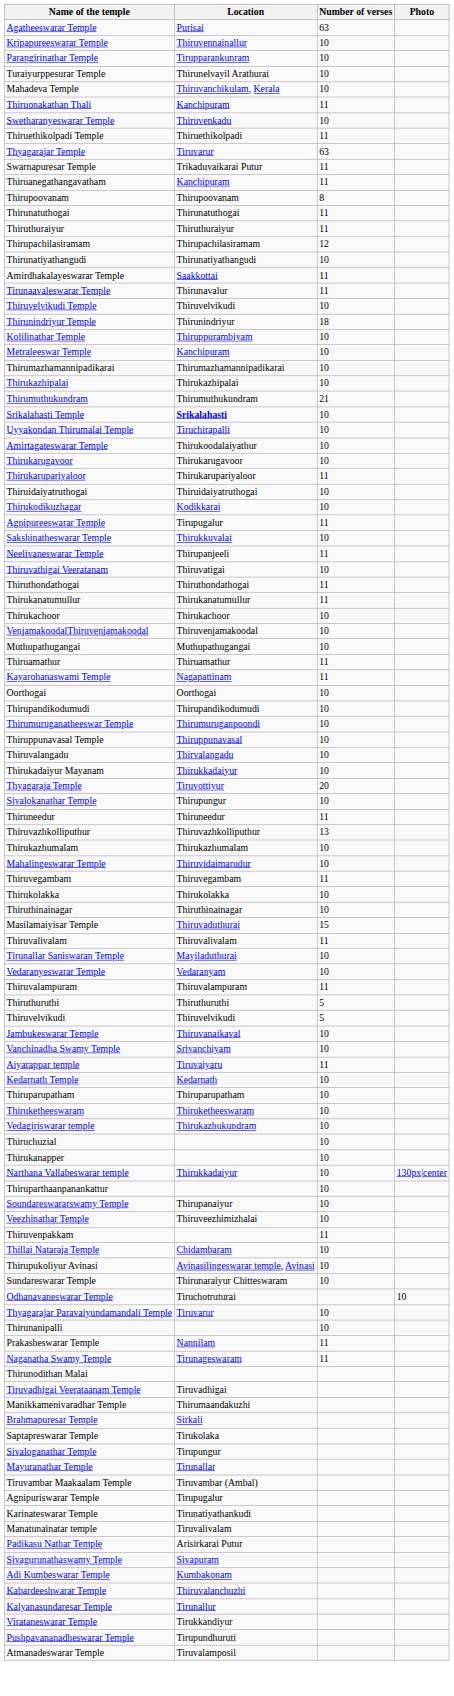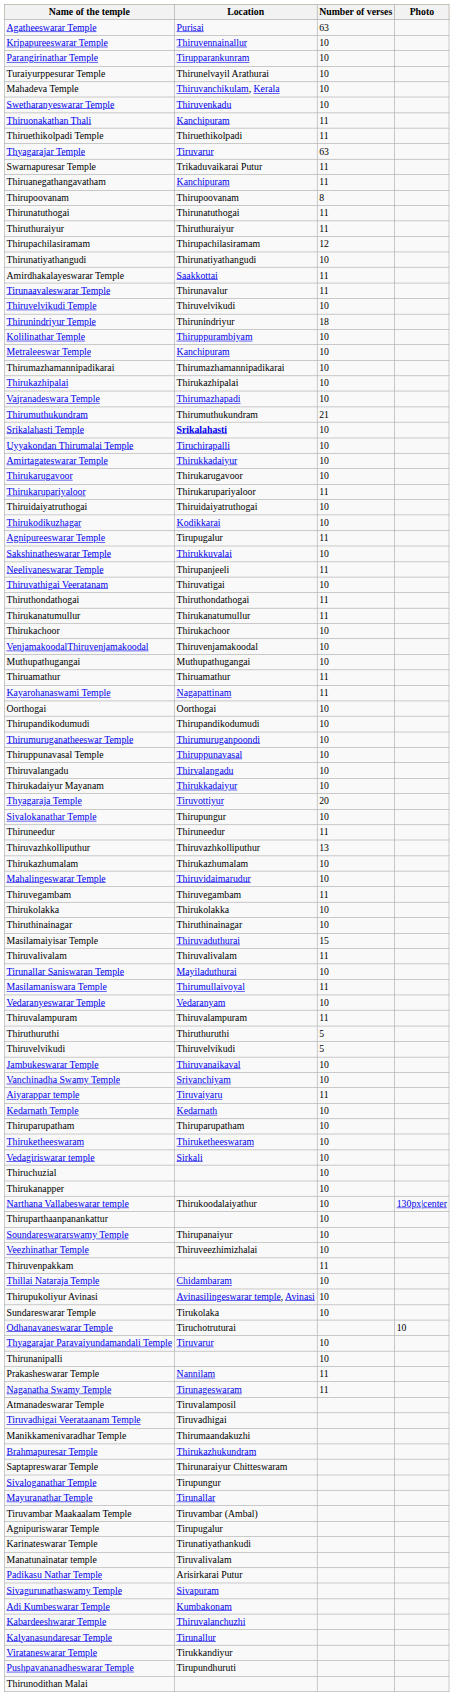rows swapped: (49, 105) <-> (60, 120)
+ row: (53, 399)
(217, 445) Thirukoodalaiyathur -> (207, 461) Thirukkadaiyur
+ row: (57, 987)
(216, 1126) Thirukazhukundram -> (190, 1157) Sirkali
(207, 1173) Thirukkadaiyur -> (217, 1204) Thirukoodalaiyathur
(232, 1281) Thirunaraiyur Chitteswaram -> (198, 1312) Tirukolaka
rows swapped: (47, 1374) <-> (55, 1652)
(190, 1420) Sirkali -> (216, 1451) Thirukazhukundram
(198, 1436) Tirukolaka -> (232, 1467) Thirunaraiyur Chitteswaram
